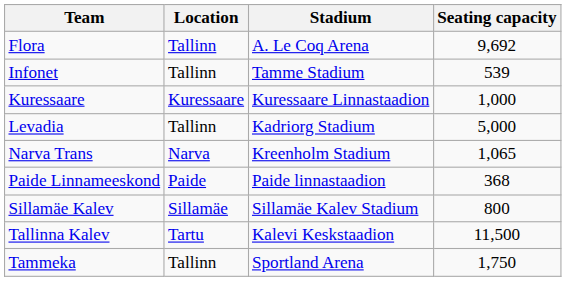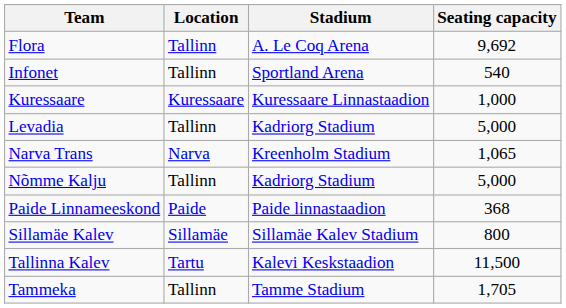(308, 72) Tamme Stadium -> (308, 72) Sportland Arena
(497, 72) 539 -> (497, 72) 540
+ row: (57, 180)
(308, 262) Sportland Arena -> (308, 289) Tamme Stadium
(497, 262) 1,750 -> (497, 289) 1,705
